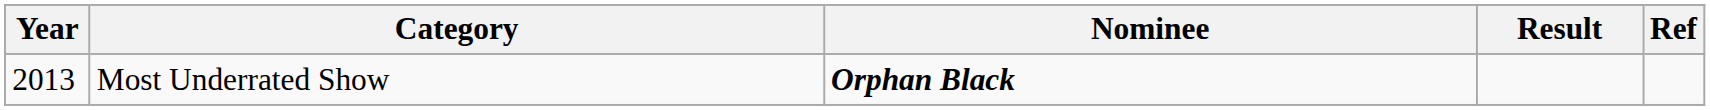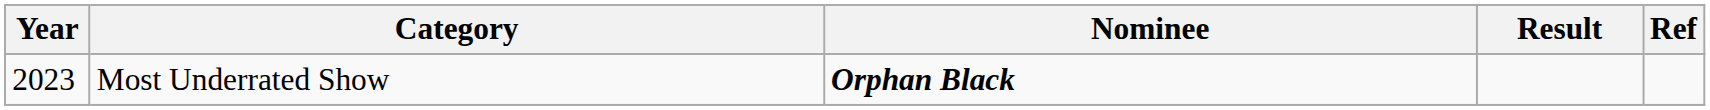(44, 79) 2013 -> (44, 79) 2023
